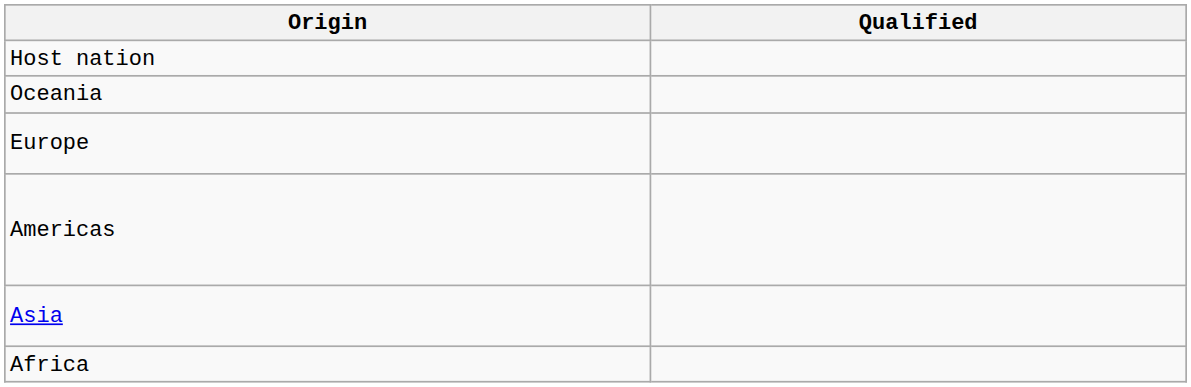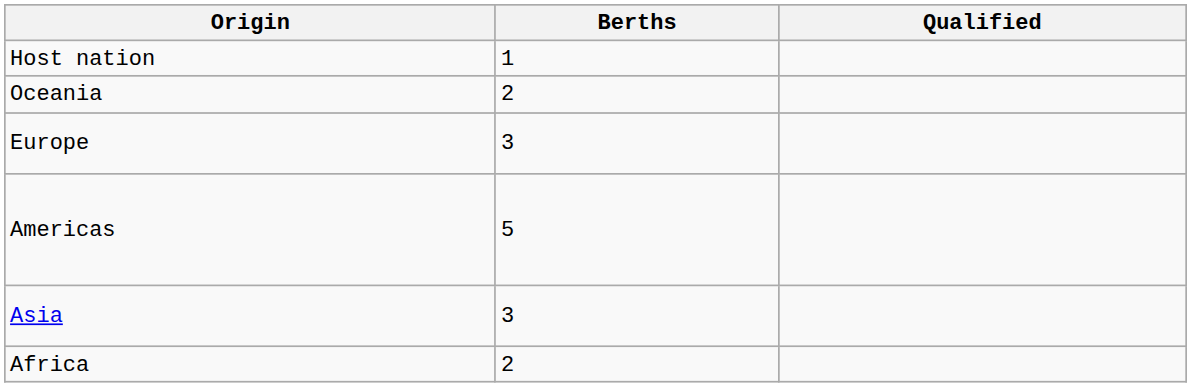+ column: (637, 23)
